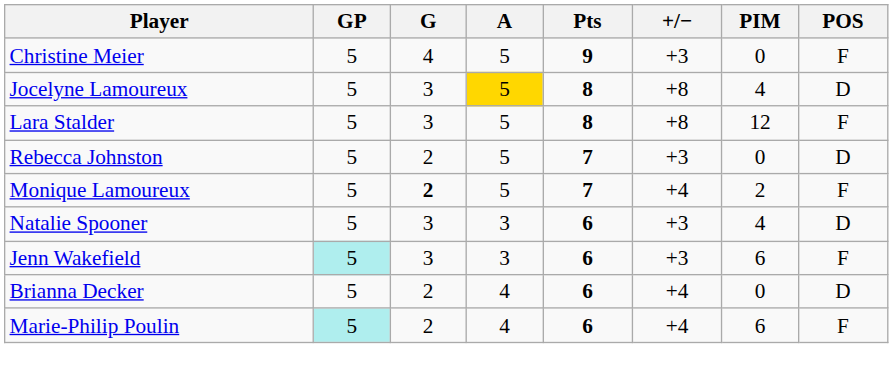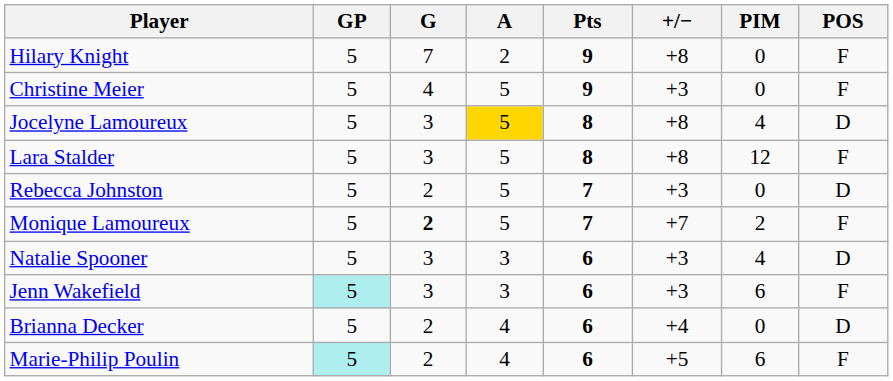+ row: (69, 55)
(677, 190) +4 -> (677, 223) +7
(677, 325) +4 -> (677, 358) +5
